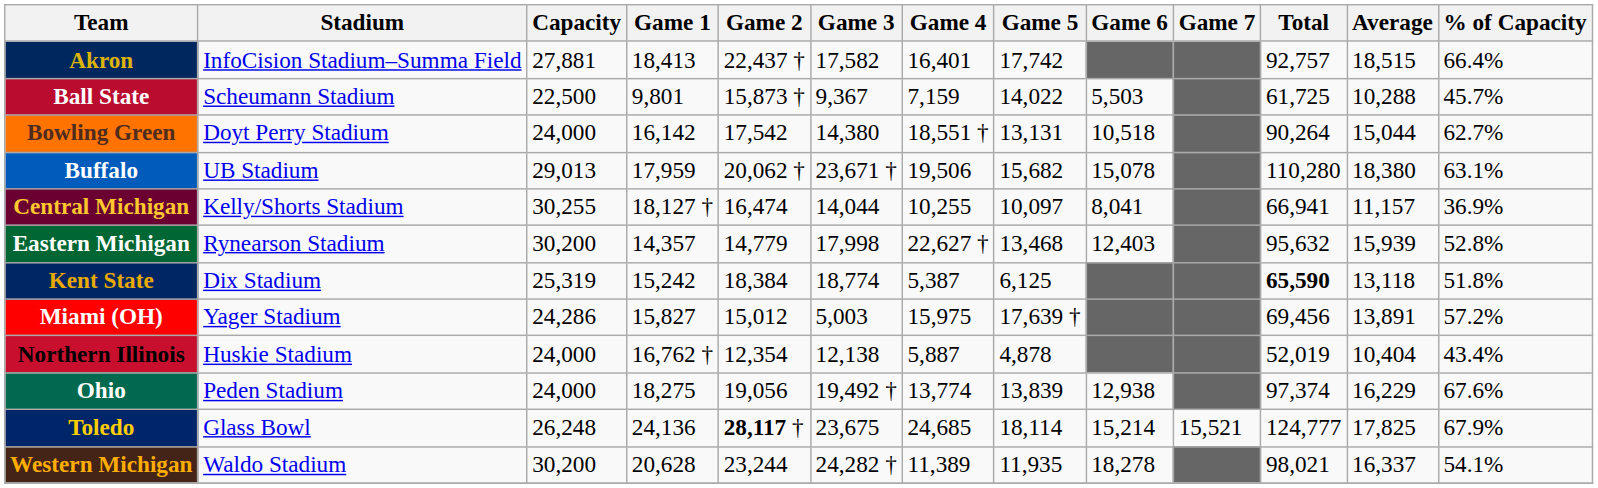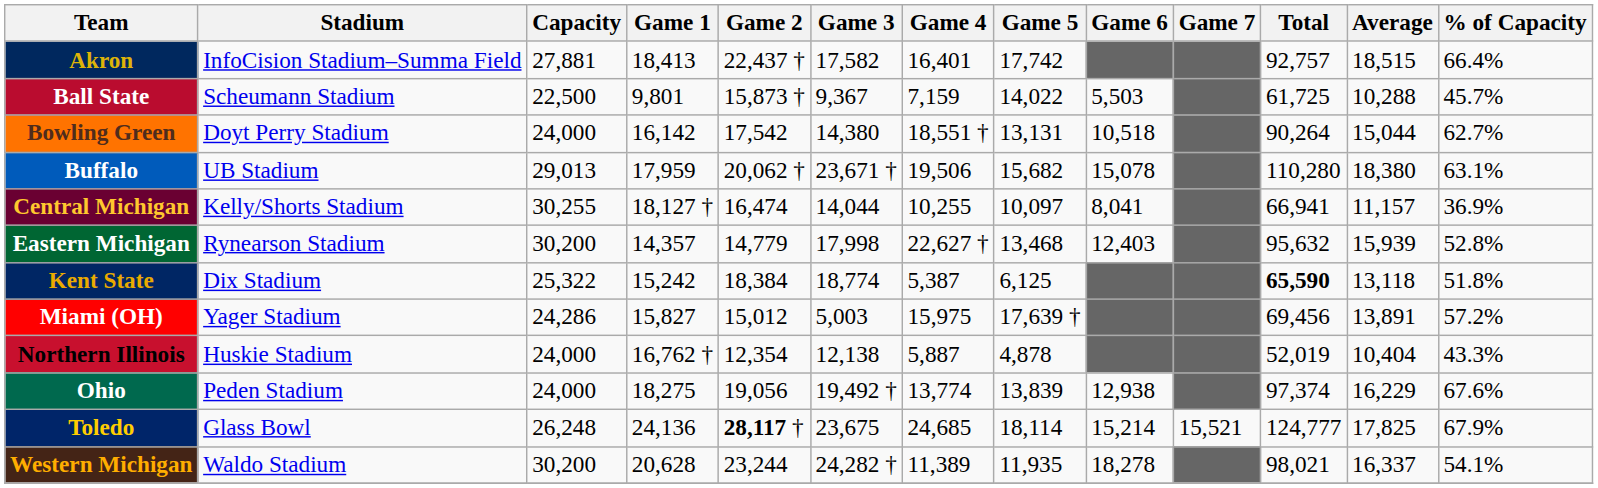(564, 280) 25,319 -> (564, 280) 25,322
(1473, 354) 43.4% -> (1473, 354) 43.3%
